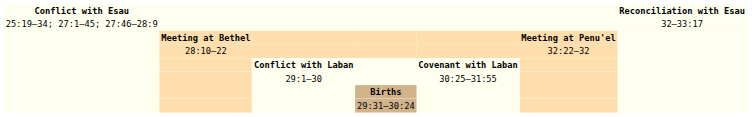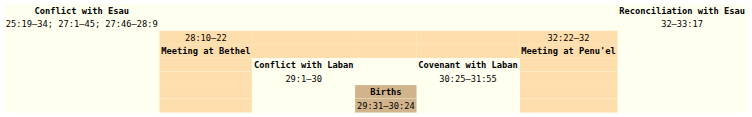rows swapped: (206, 38) <-> (206, 51)
